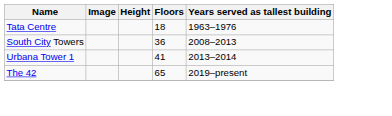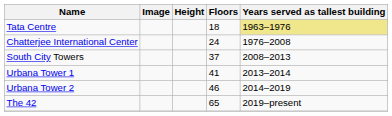(212, 27) no background -> (266, 27) khaki background
+ row: (72, 42)
(160, 42) 36 -> (214, 57) 37
+ row: (40, 88)
